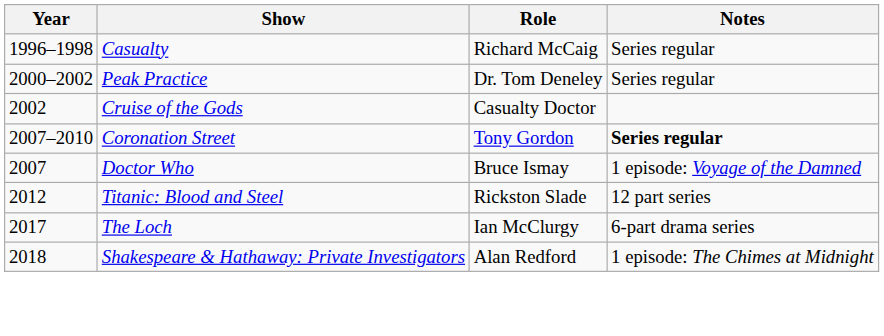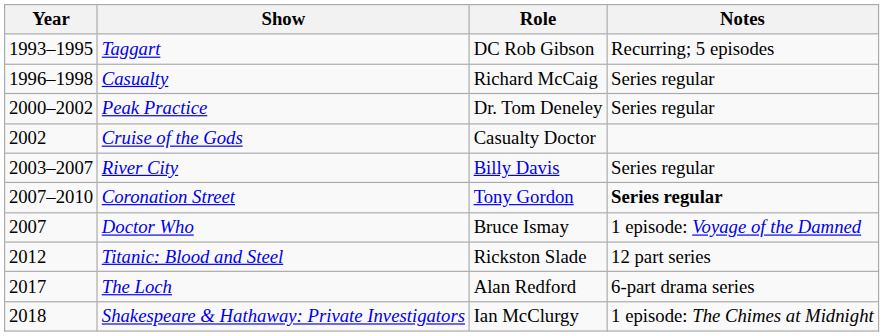+ row: (131, 49)
+ row: (140, 167)
(526, 227) Ian McClurgy -> (525, 286) Alan Redford
(525, 256) Alan Redford -> (526, 316) Ian McClurgy
